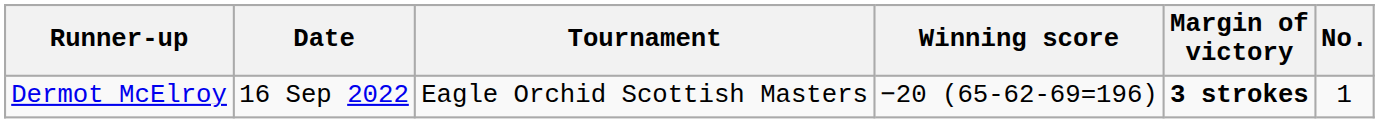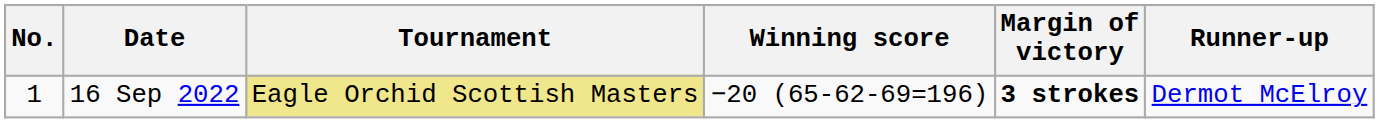columns swapped: (1344, 41) <-> (119, 41)
(645, 97) no background -> (475, 97) khaki background
